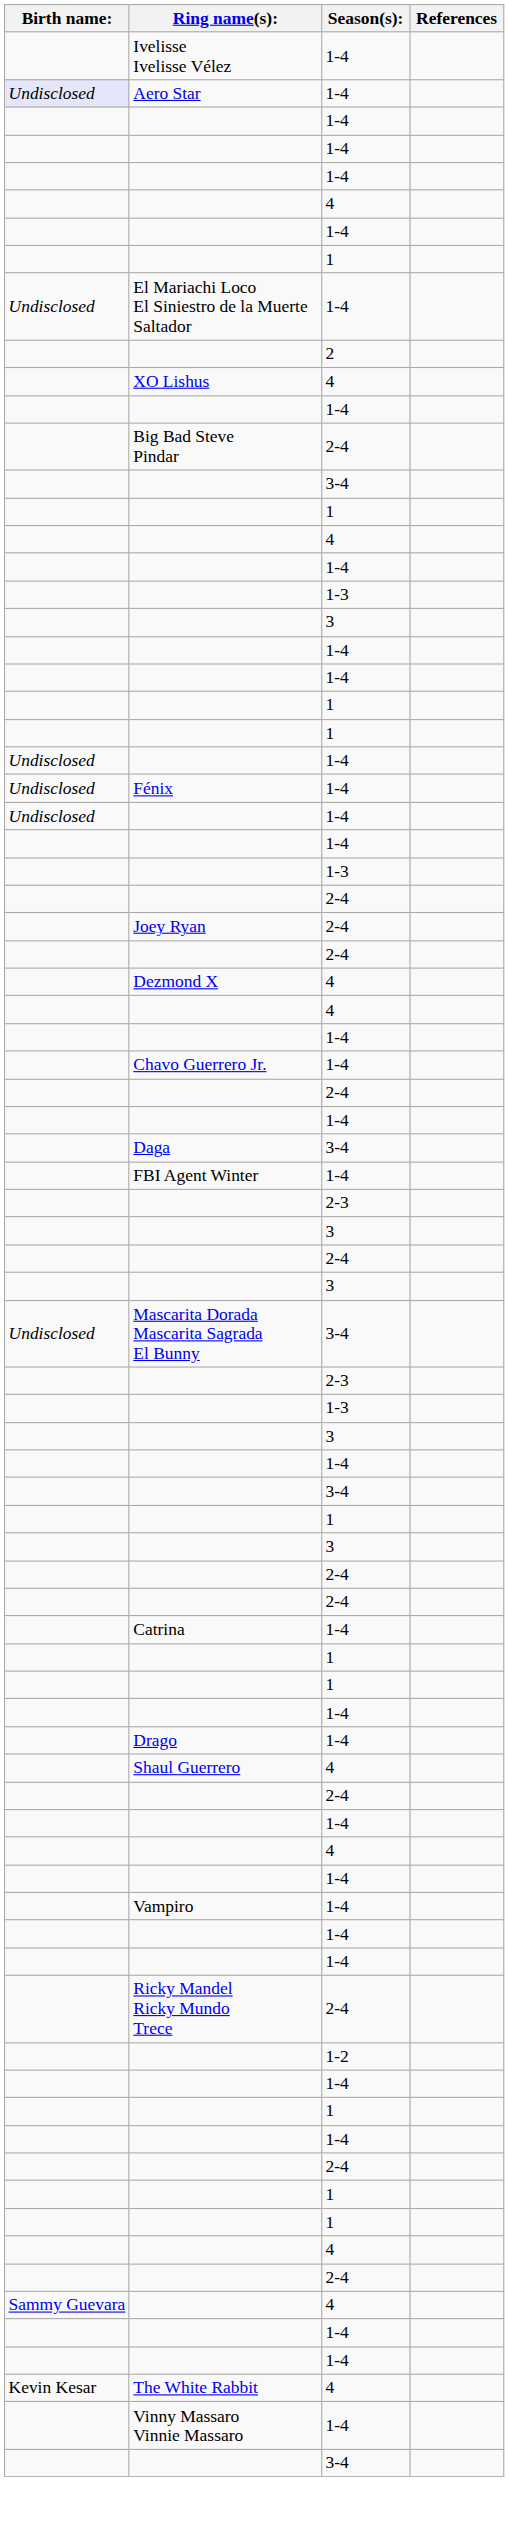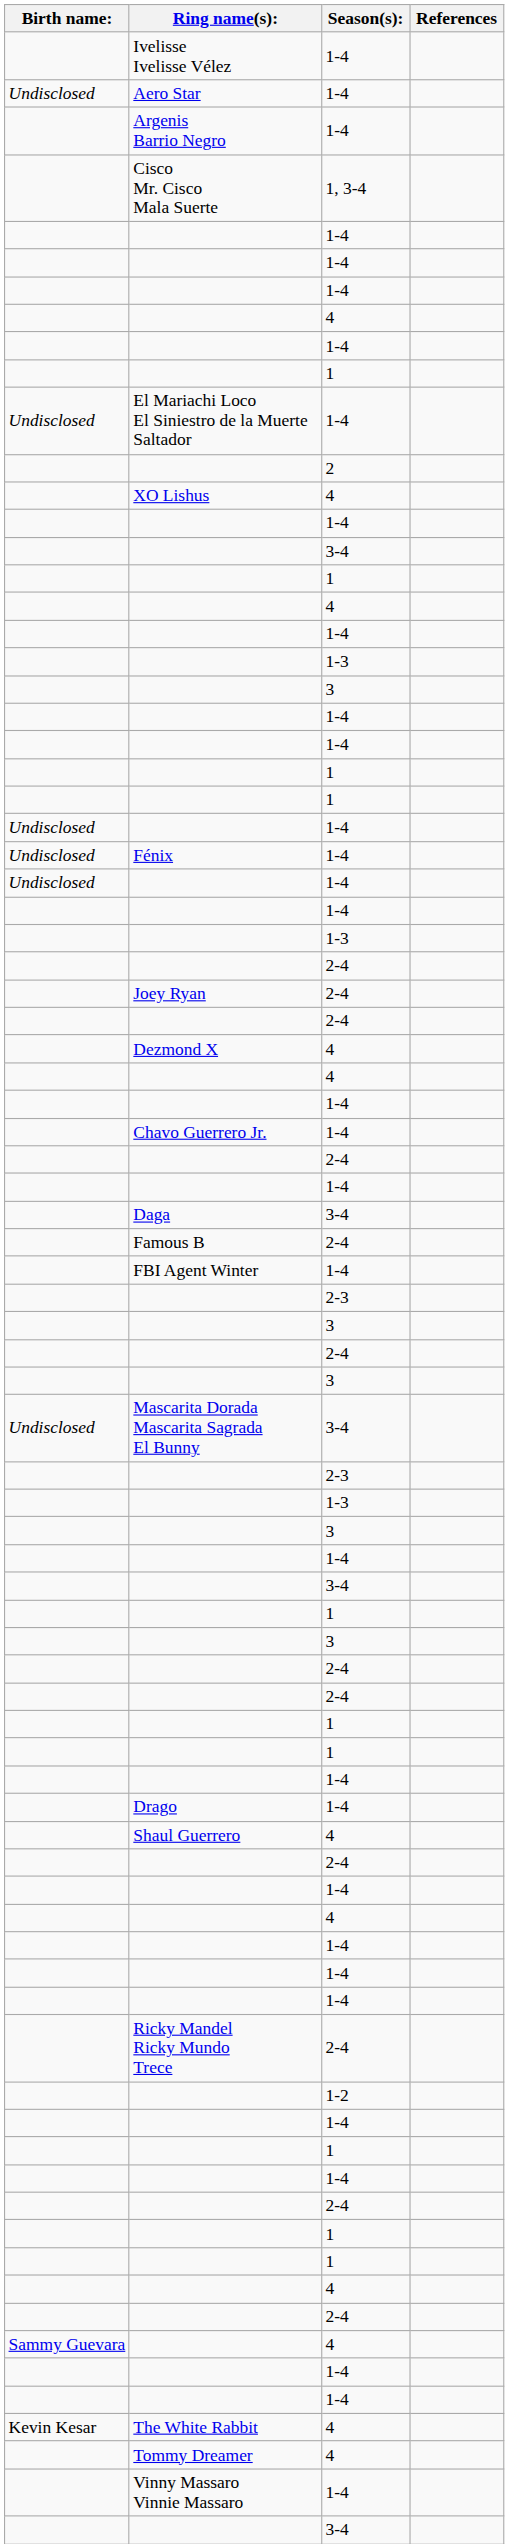(52, 93) lavender background -> (52, 93) no background
+ row: (180, 130)
+ row: (176, 187)
- row: (184, 446)
+ row: (169, 1242)
- row: (159, 1629)
- row: (163, 1906)
+ row: (193, 2454)
